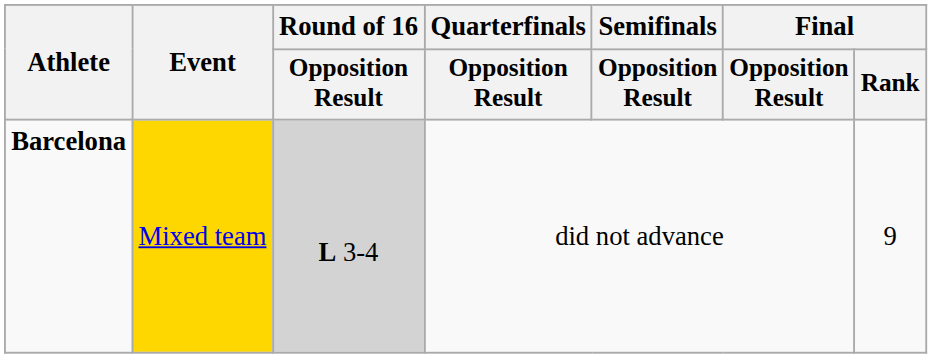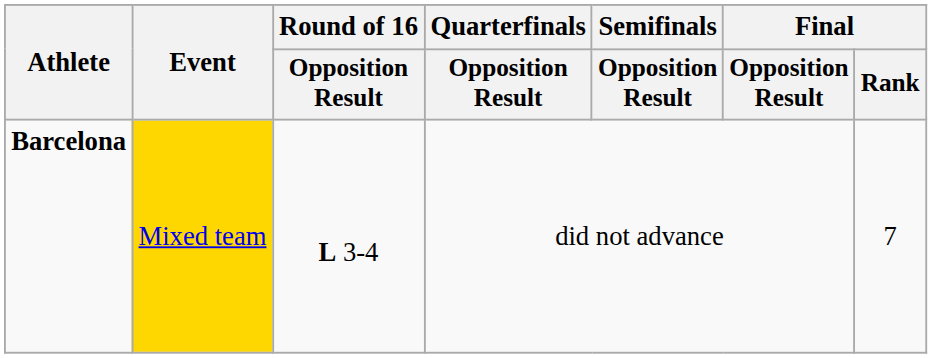(348, 252) lightgrey background -> (348, 252) no background
(890, 236) 9 -> (890, 236) 7
